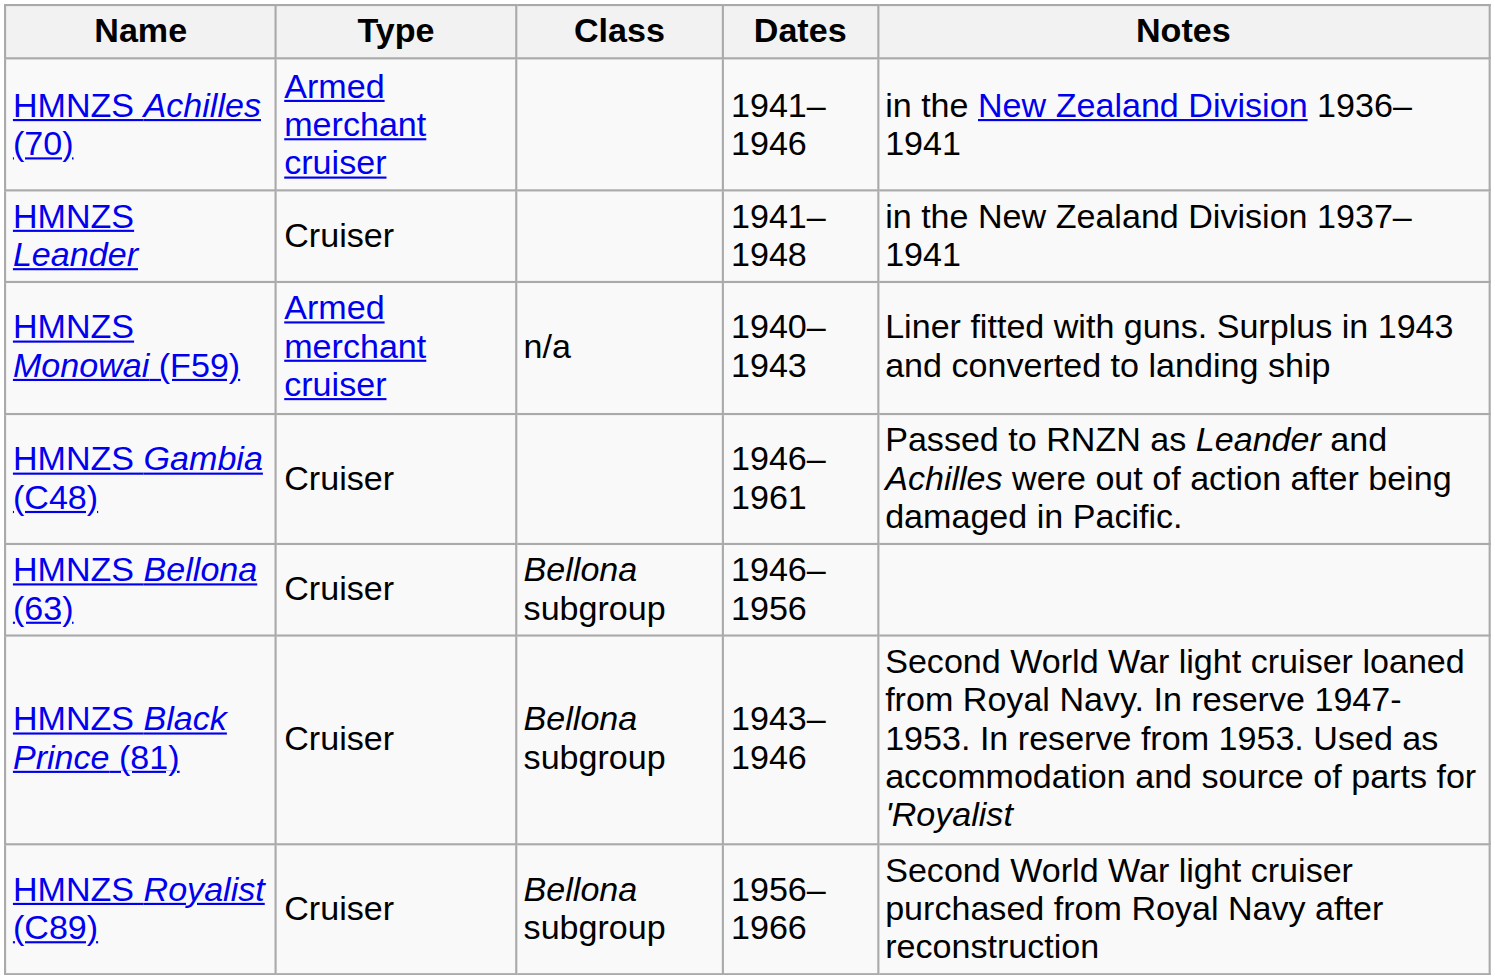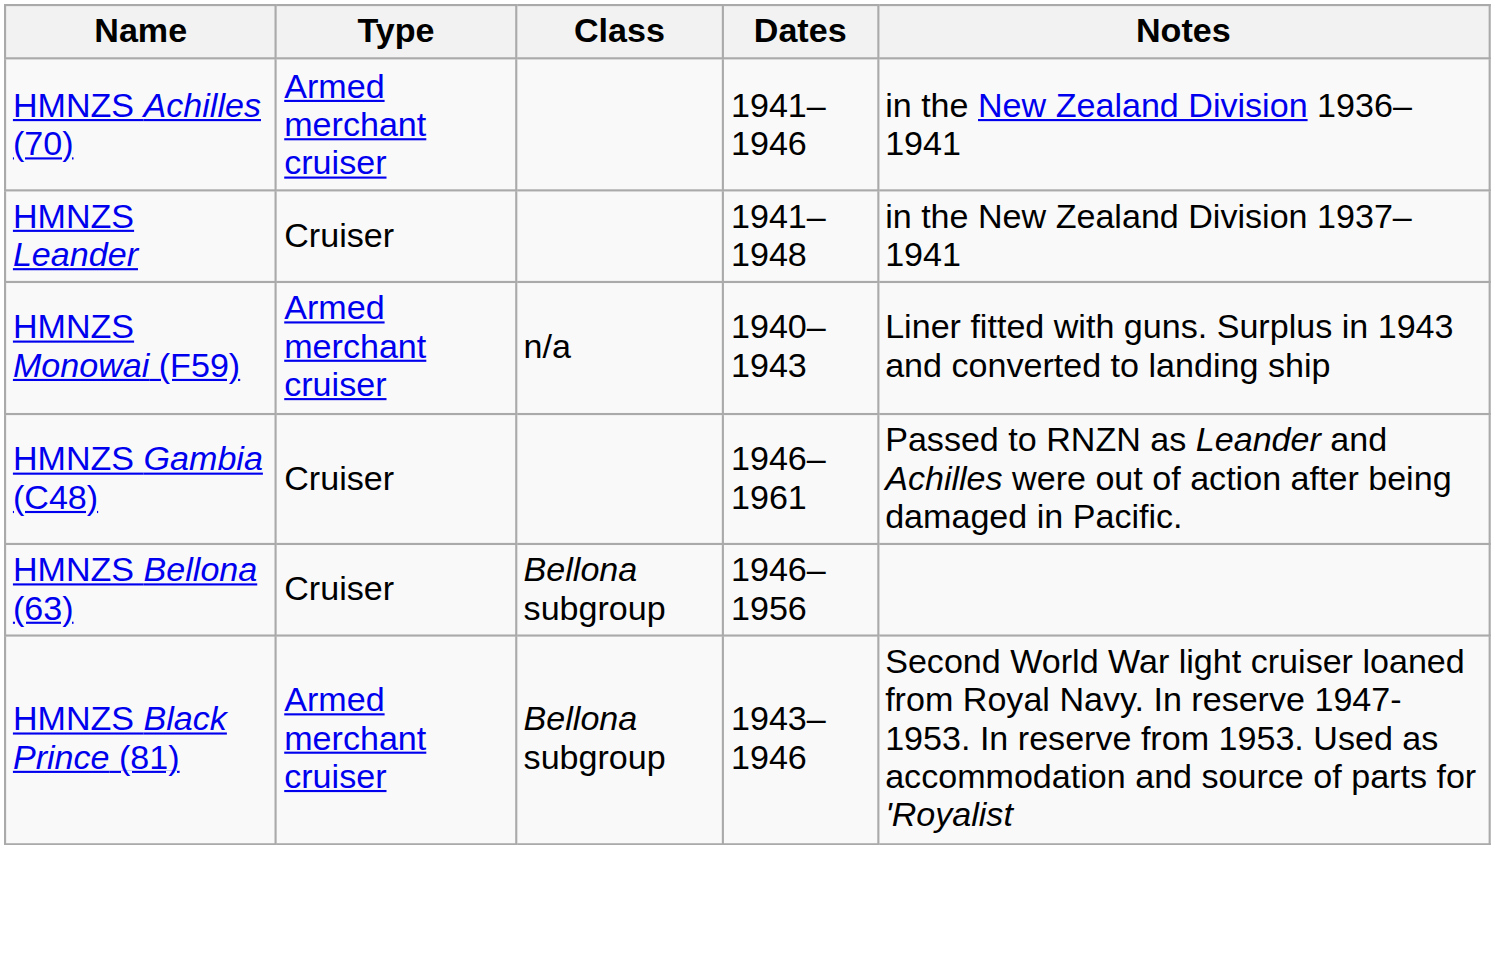(339, 739) Cruiser -> (355, 739) Armed merchant cruiser
- row: (139, 908)
